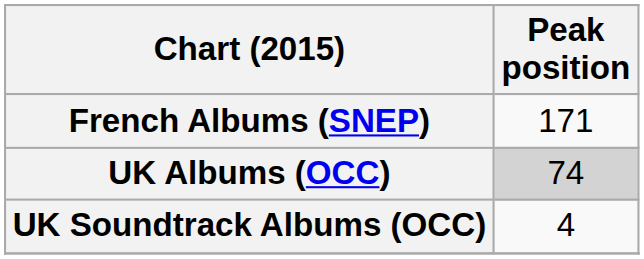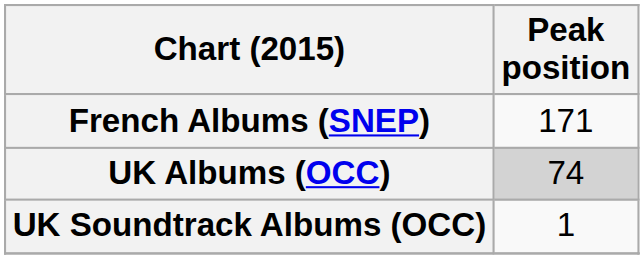(566, 225) 4 -> (566, 225) 1
